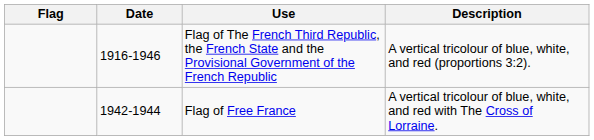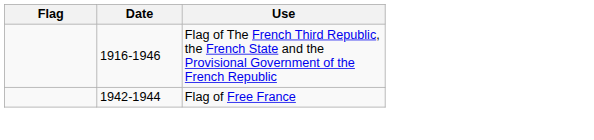- column: (487, 14)
